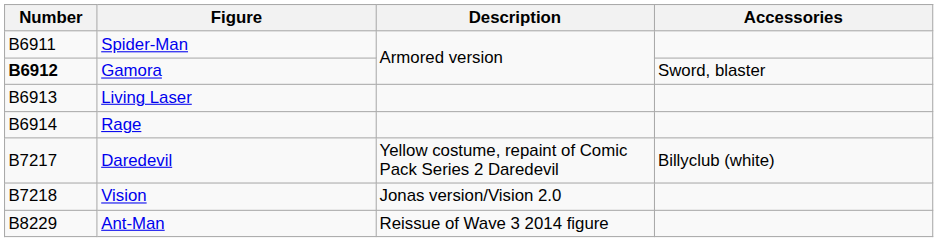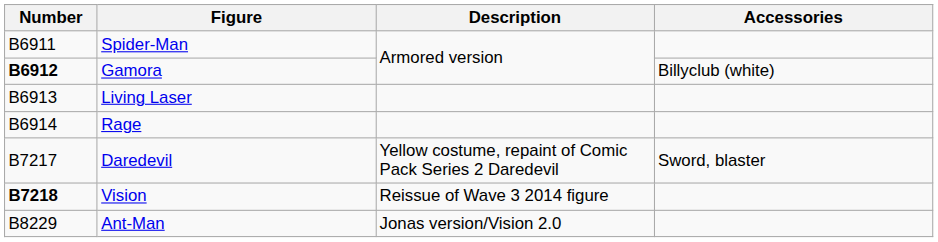(712, 71) Sword, blaster -> (716, 71) Billyclub (white)
(716, 160) Billyclub (white) -> (712, 160) Sword, blaster
(33, 196) normal -> (33, 196) bold
(470, 196) Jonas version/Vision 2.0 -> (494, 196) Reissue of Wave 3 2014 figure
(494, 223) Reissue of Wave 3 2014 figure -> (470, 223) Jonas version/Vision 2.0
